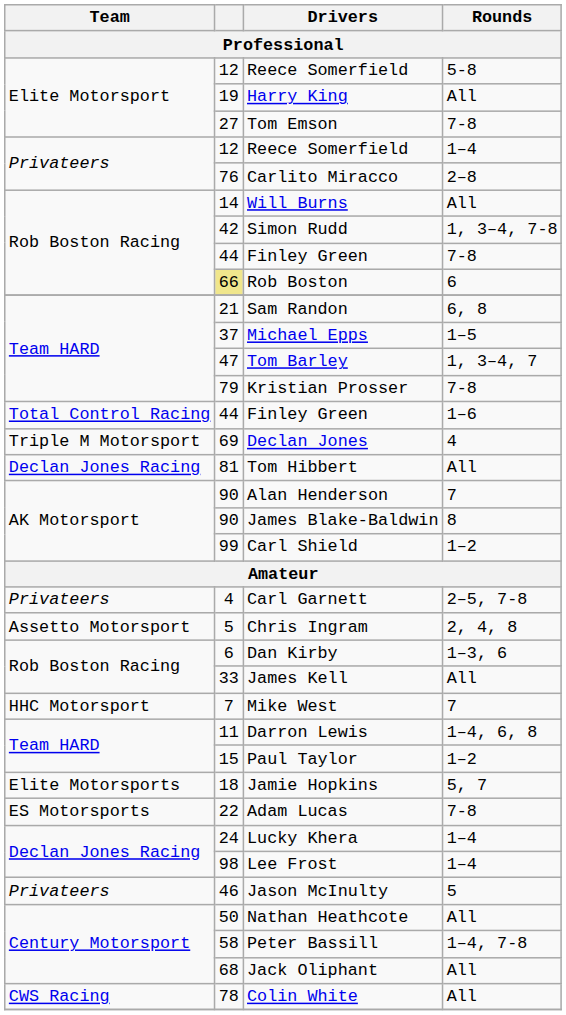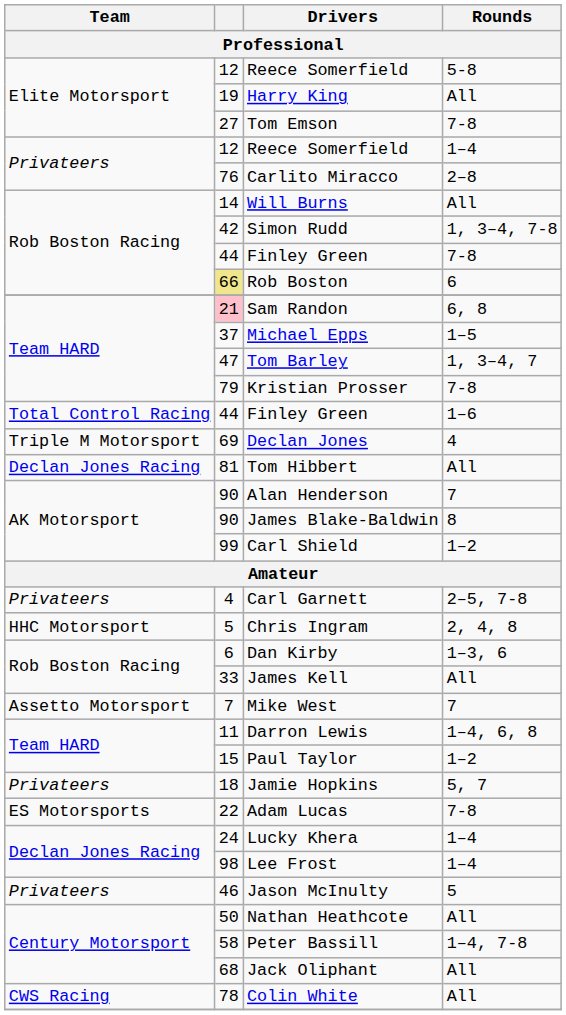(229, 309) no background -> (229, 309) pink background
(100, 627) Assetto Motorsport -> (79, 627) HHC Motorsport
(79, 706) HHC Motorsport -> (100, 706) Assetto Motorsport
(95, 785) Elite Motorsports -> (59, 785) Privateers
